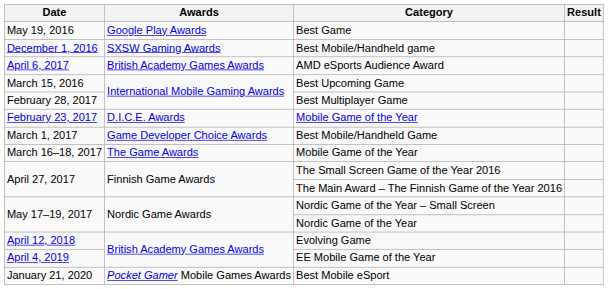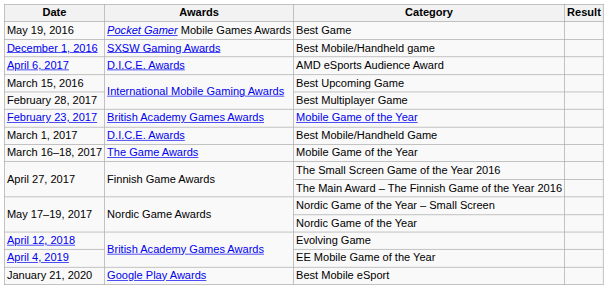(157, 30) Google Play Awards -> (199, 30) Pocket Gamer Mobile Games Awards
(186, 65) British Academy Games Awards -> (146, 65) D.I.C.E. Awards
(146, 118) D.I.C.E. Awards -> (186, 118) British Academy Games Awards
(187, 135) Game Developer Choice Awards -> (146, 135) D.I.C.E. Awards
(199, 275) Pocket Gamer Mobile Games Awards -> (157, 275) Google Play Awards
